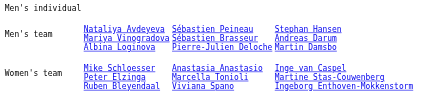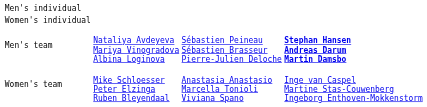+ row: (48, 20)
(308, 38) normal -> (318, 50) bold
